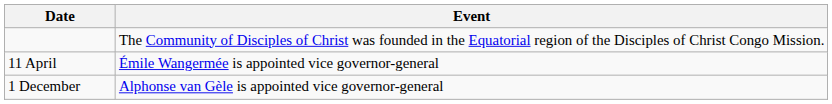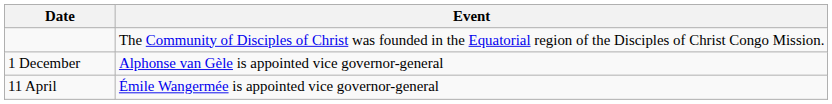rows swapped: (32, 63) <-> (44, 87)
